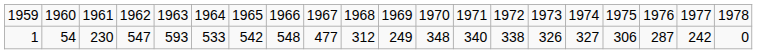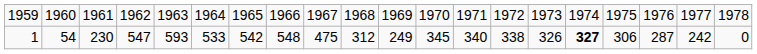(326, 37) 477 -> (326, 37) 475
(438, 37) 348 -> (438, 37) 345
(588, 37) normal -> (588, 37) bold
